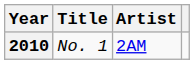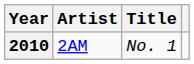columns swapped: (83, 18) <-> (146, 18)
